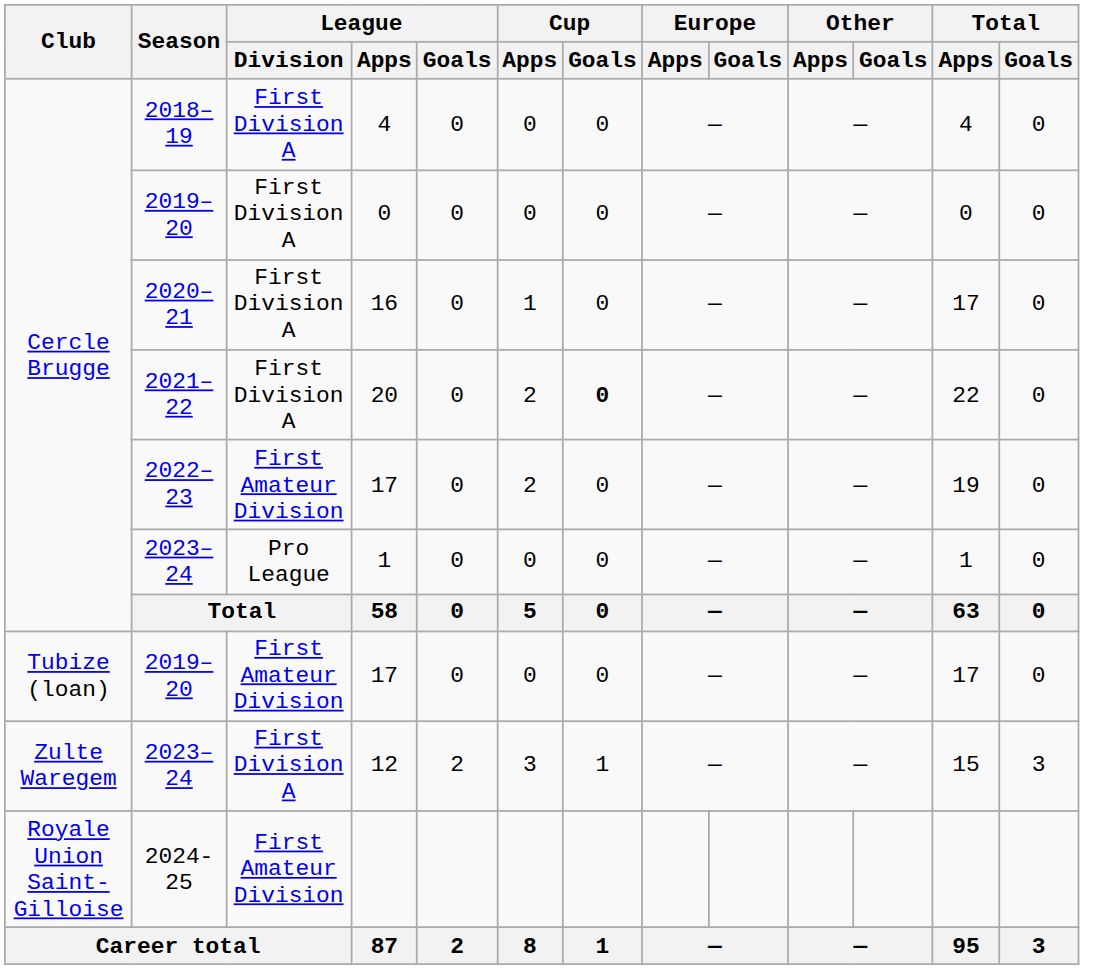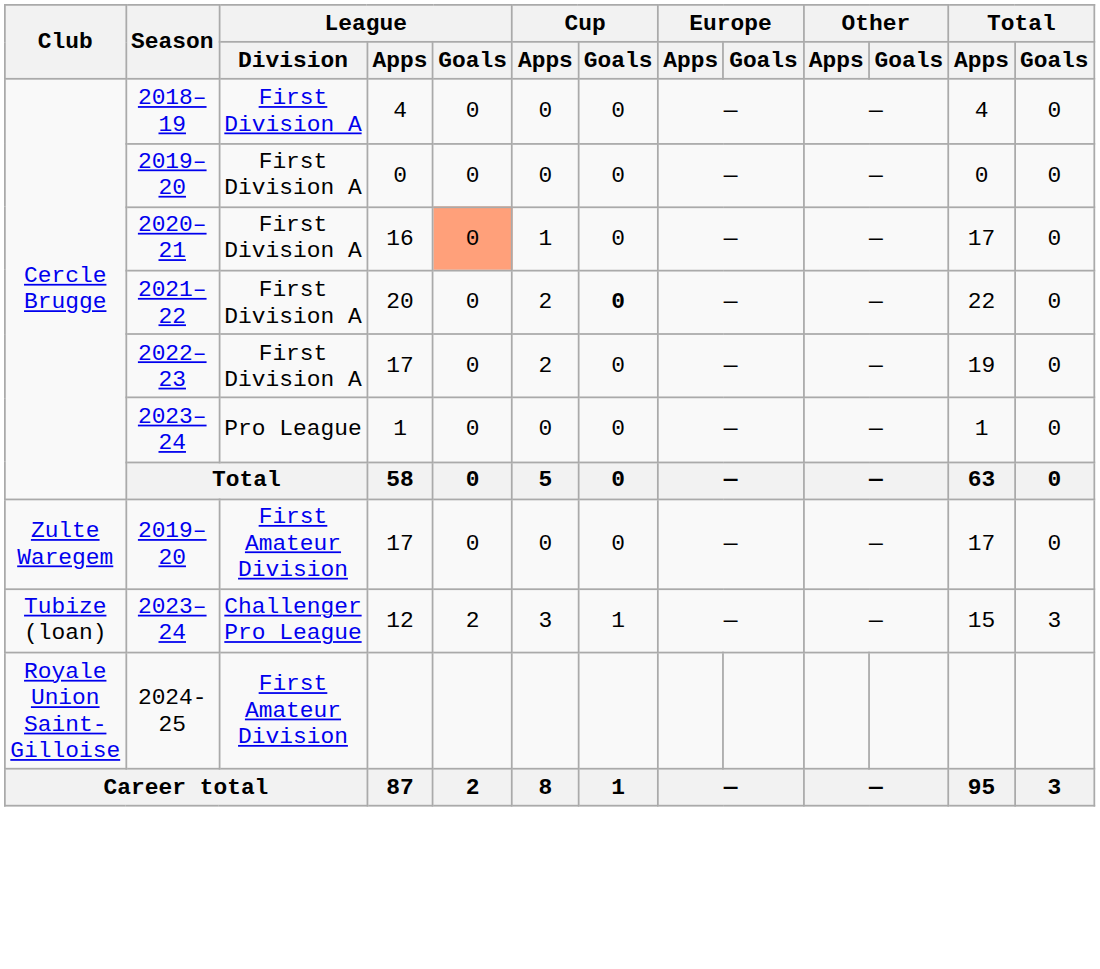(457, 305) no background -> (473, 239) lightsalmon background
(289, 485) First Amateur Division -> (293, 366) First Division A
(69, 676) Tubize (loan) -> (65, 544) Zulte Waregem
(69, 766) Zulte Waregem -> (65, 621) Tubize (loan)
(289, 766) First Division A -> (293, 621) Challenger Pro League
